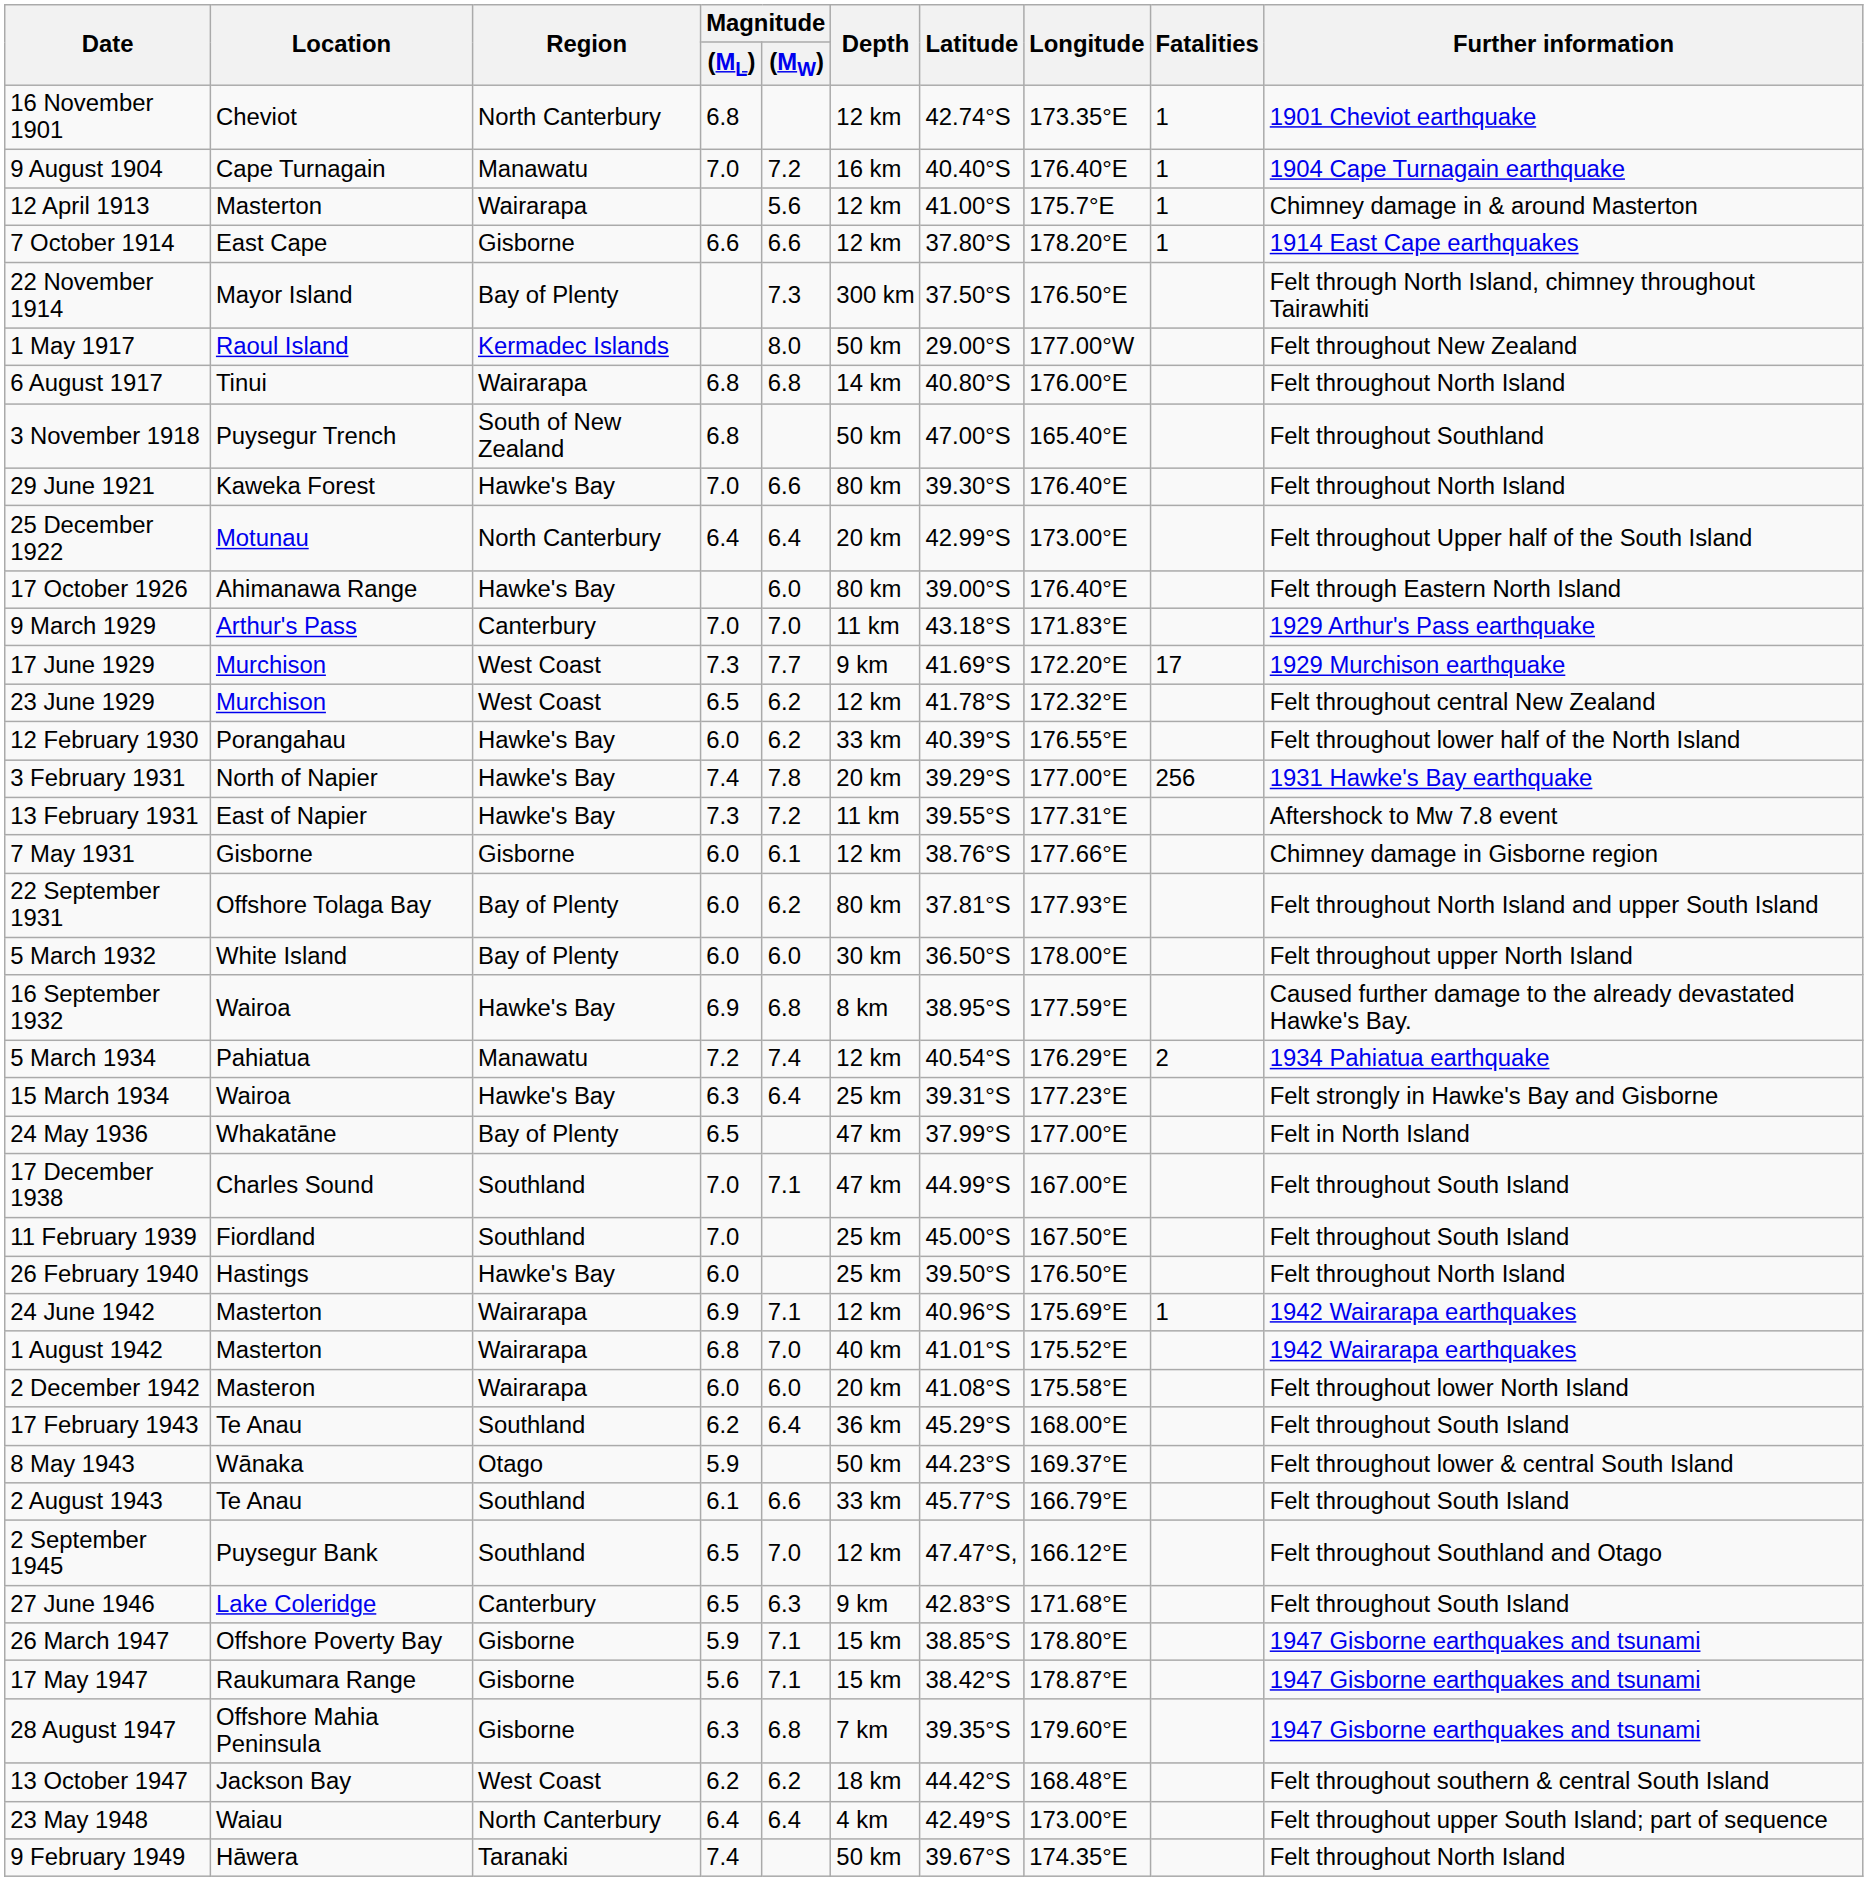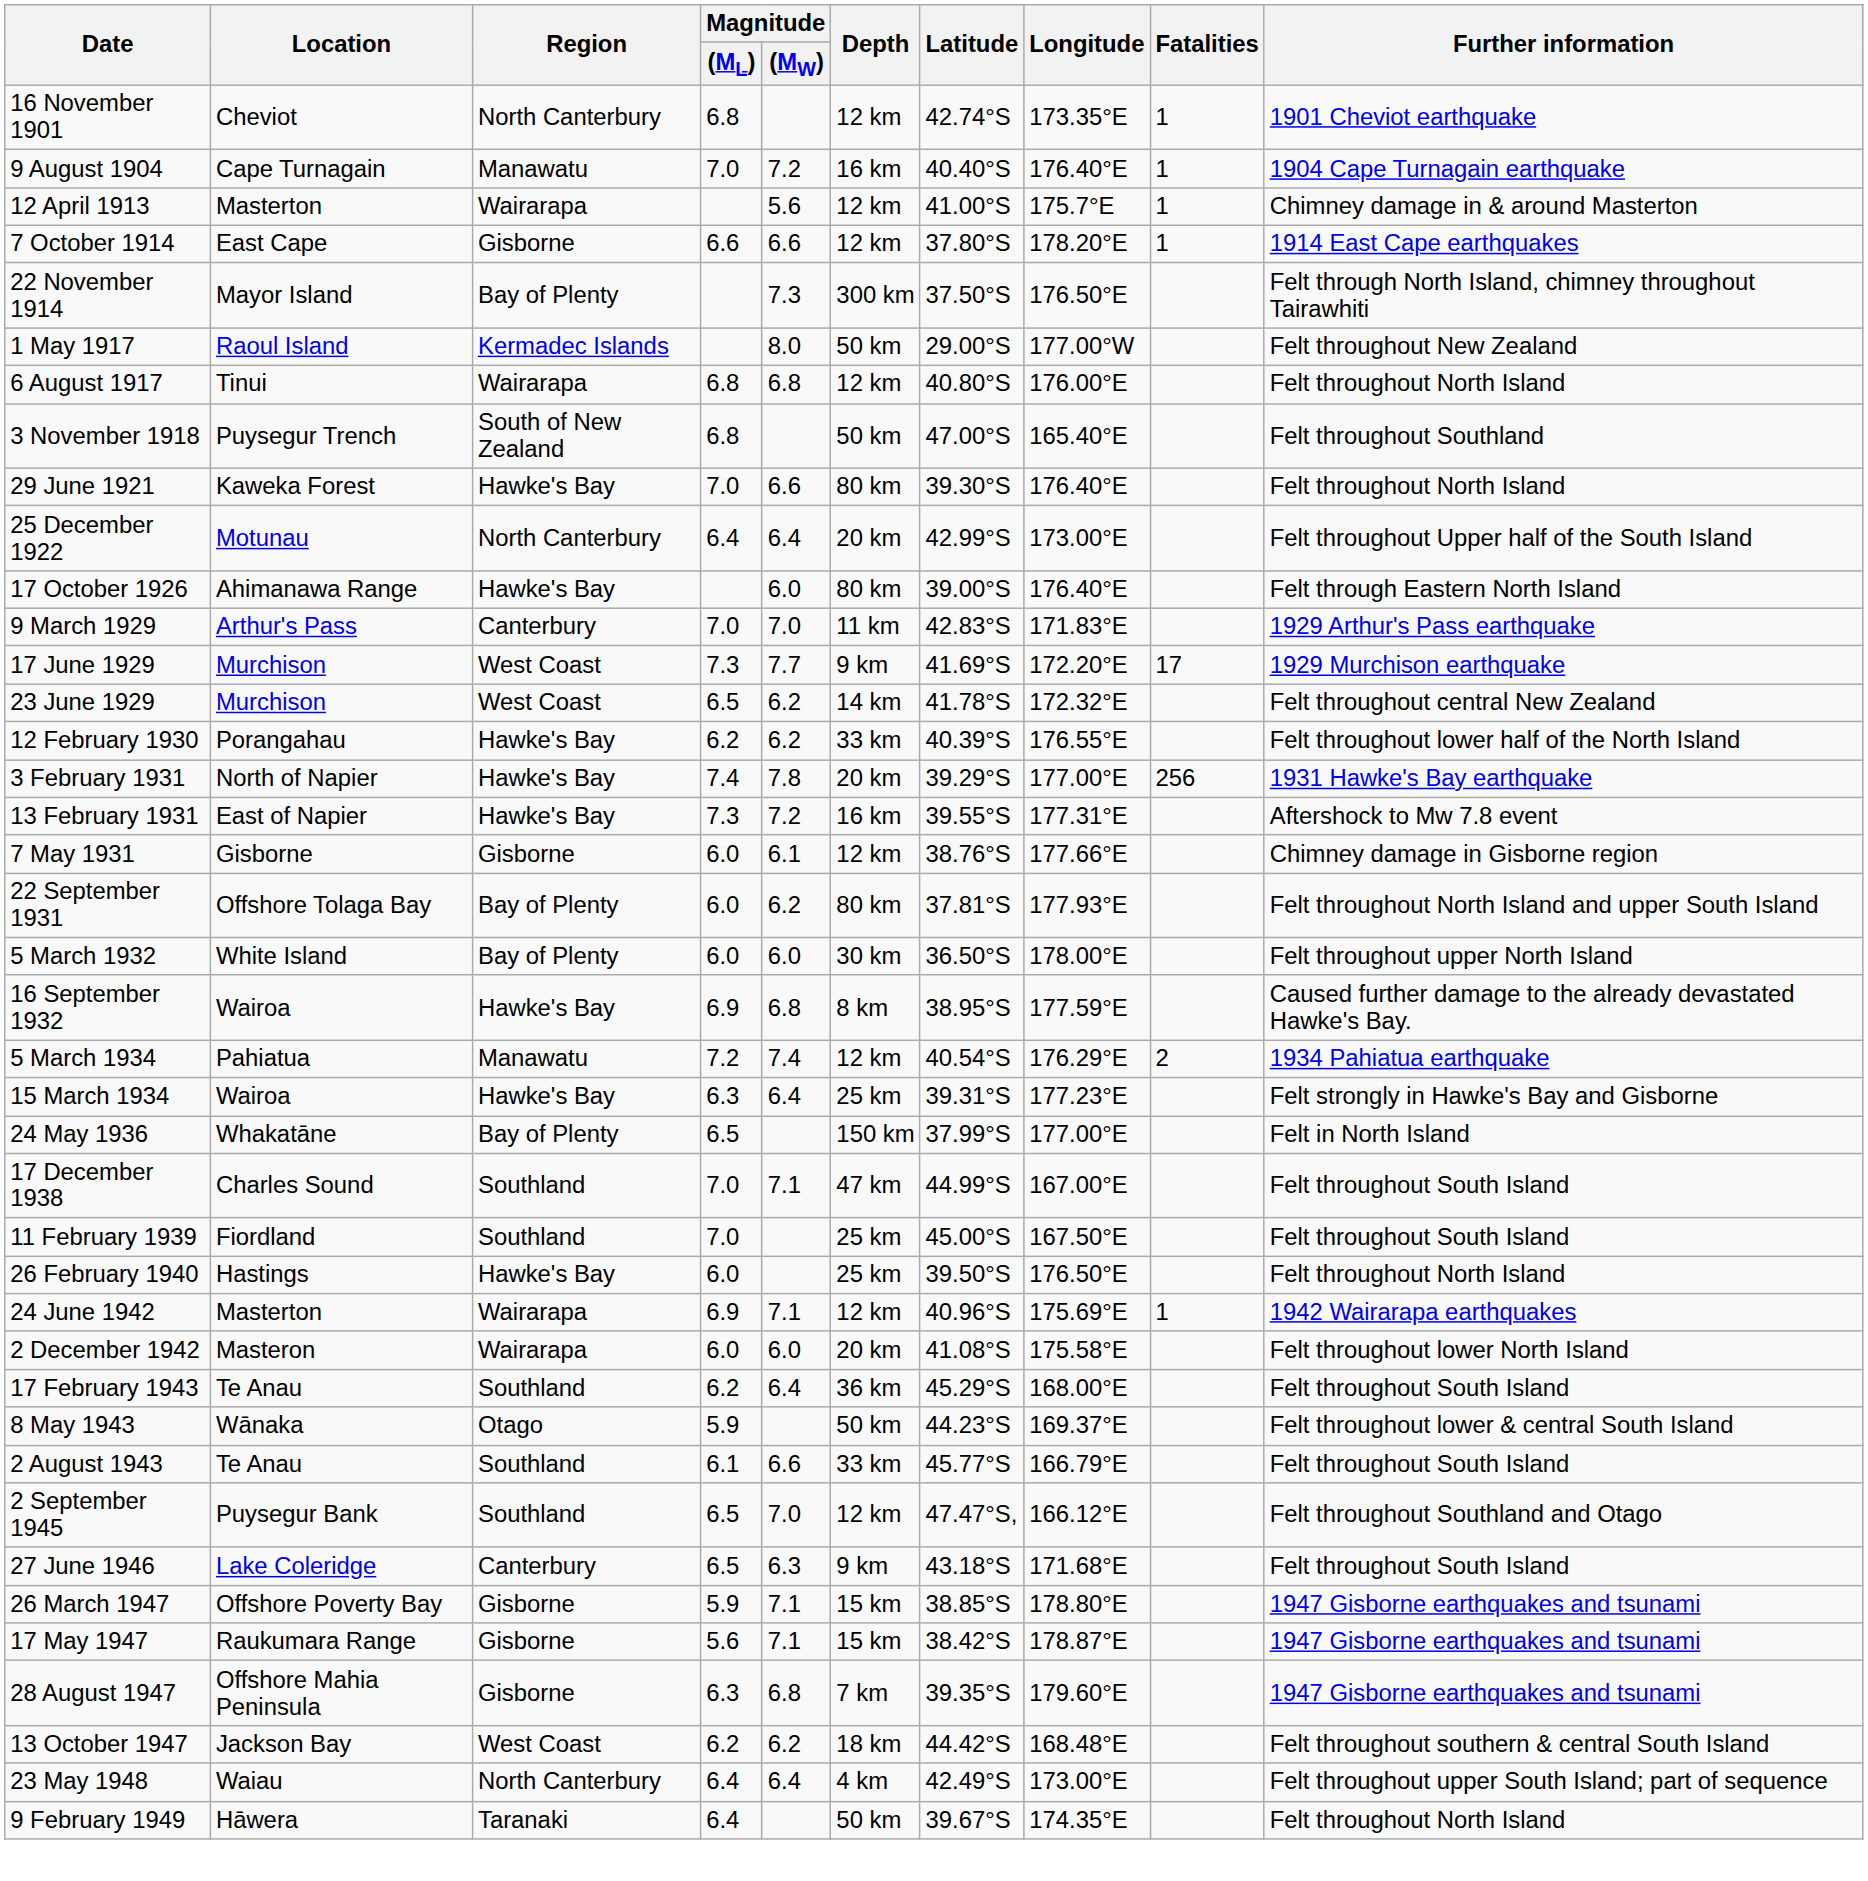(869, 384) 14 km -> (869, 384) 12 km
(968, 626) 43.18°S -> (968, 626) 42.83°S
(869, 702) 12 km -> (869, 702) 14 km
(723, 740) 6.0 -> (723, 740) 6.2
(868, 815) 11 km -> (869, 815) 16 km
(869, 1134) 47 km -> (875, 1134) 150 km
- row: (86, 1350)
(968, 1603) 42.83°S -> (968, 1566) 43.18°S
(723, 1857) 7.4 -> (723, 1819) 6.4
